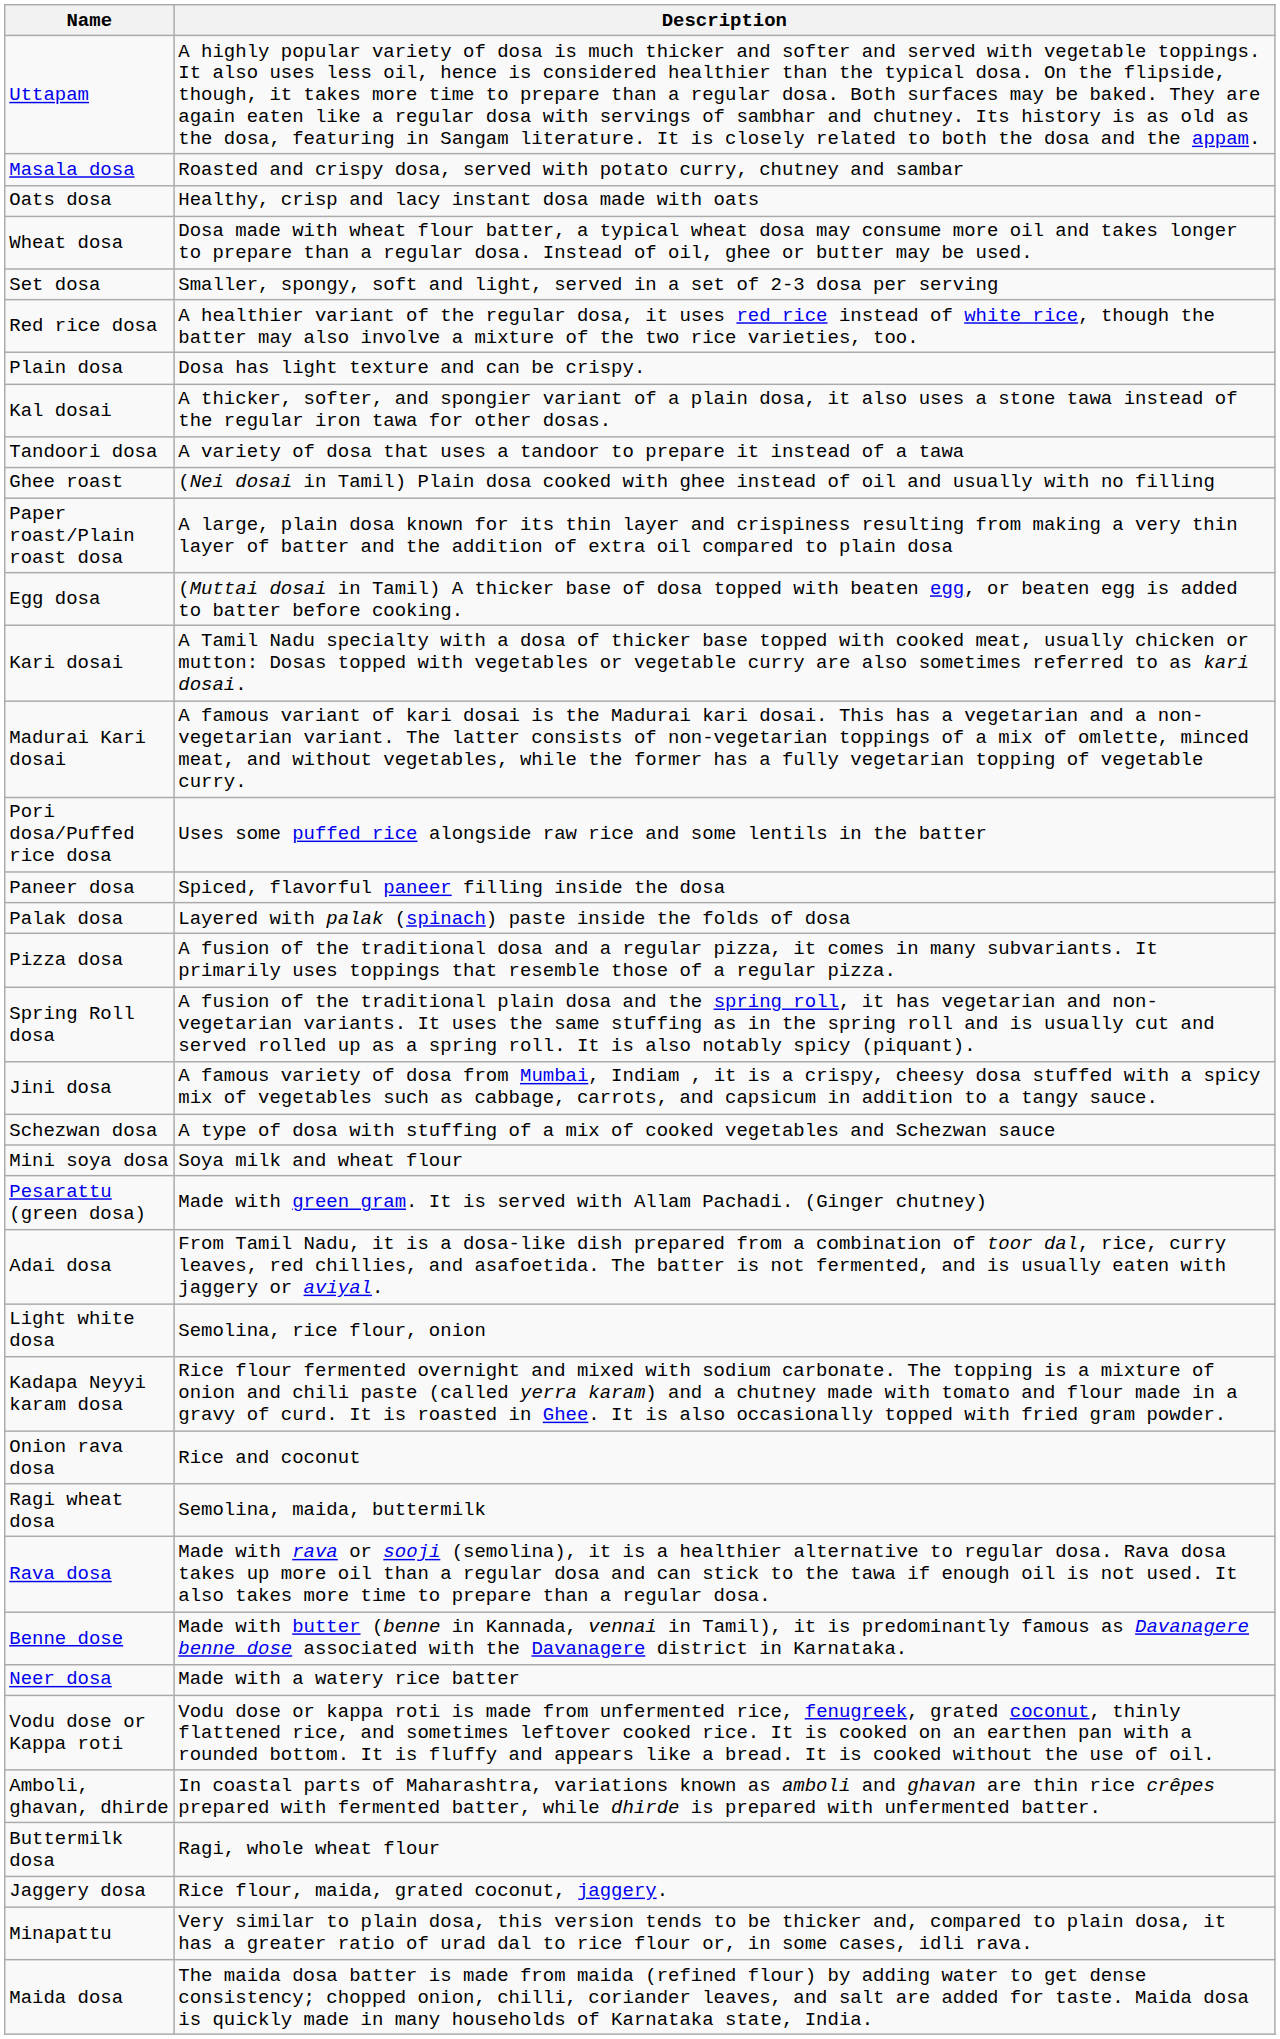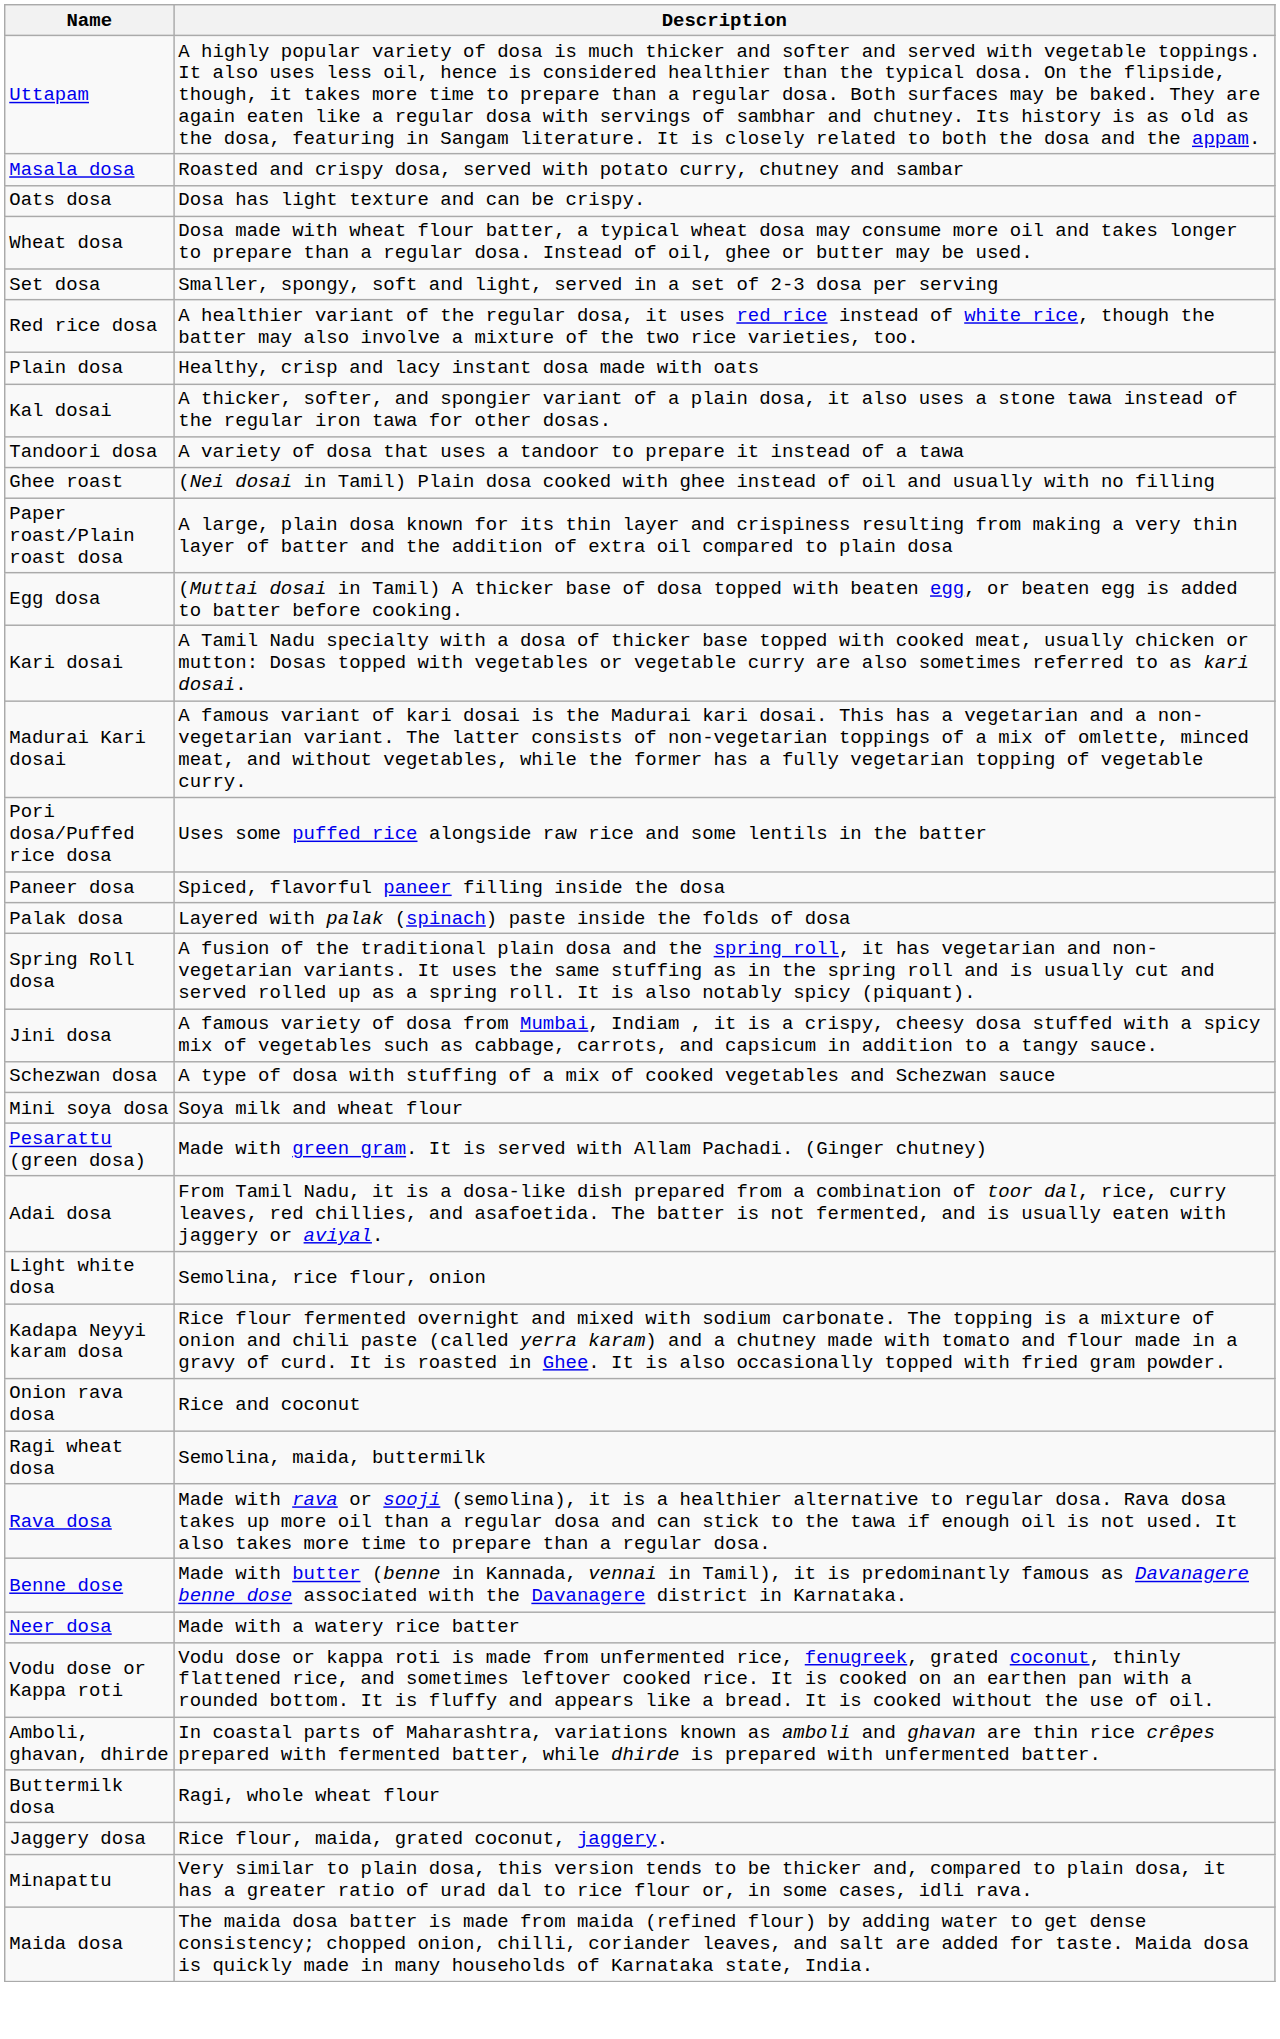(469, 201) Healthy, crisp and lacy instant dosa made with oats -> (412, 201) Dosa has light texture and can be crispy.
(412, 368) Dosa has light texture and can be crispy. -> (469, 368) Healthy, crisp and lacy instant dosa made with oats
- row: (66, 960)
